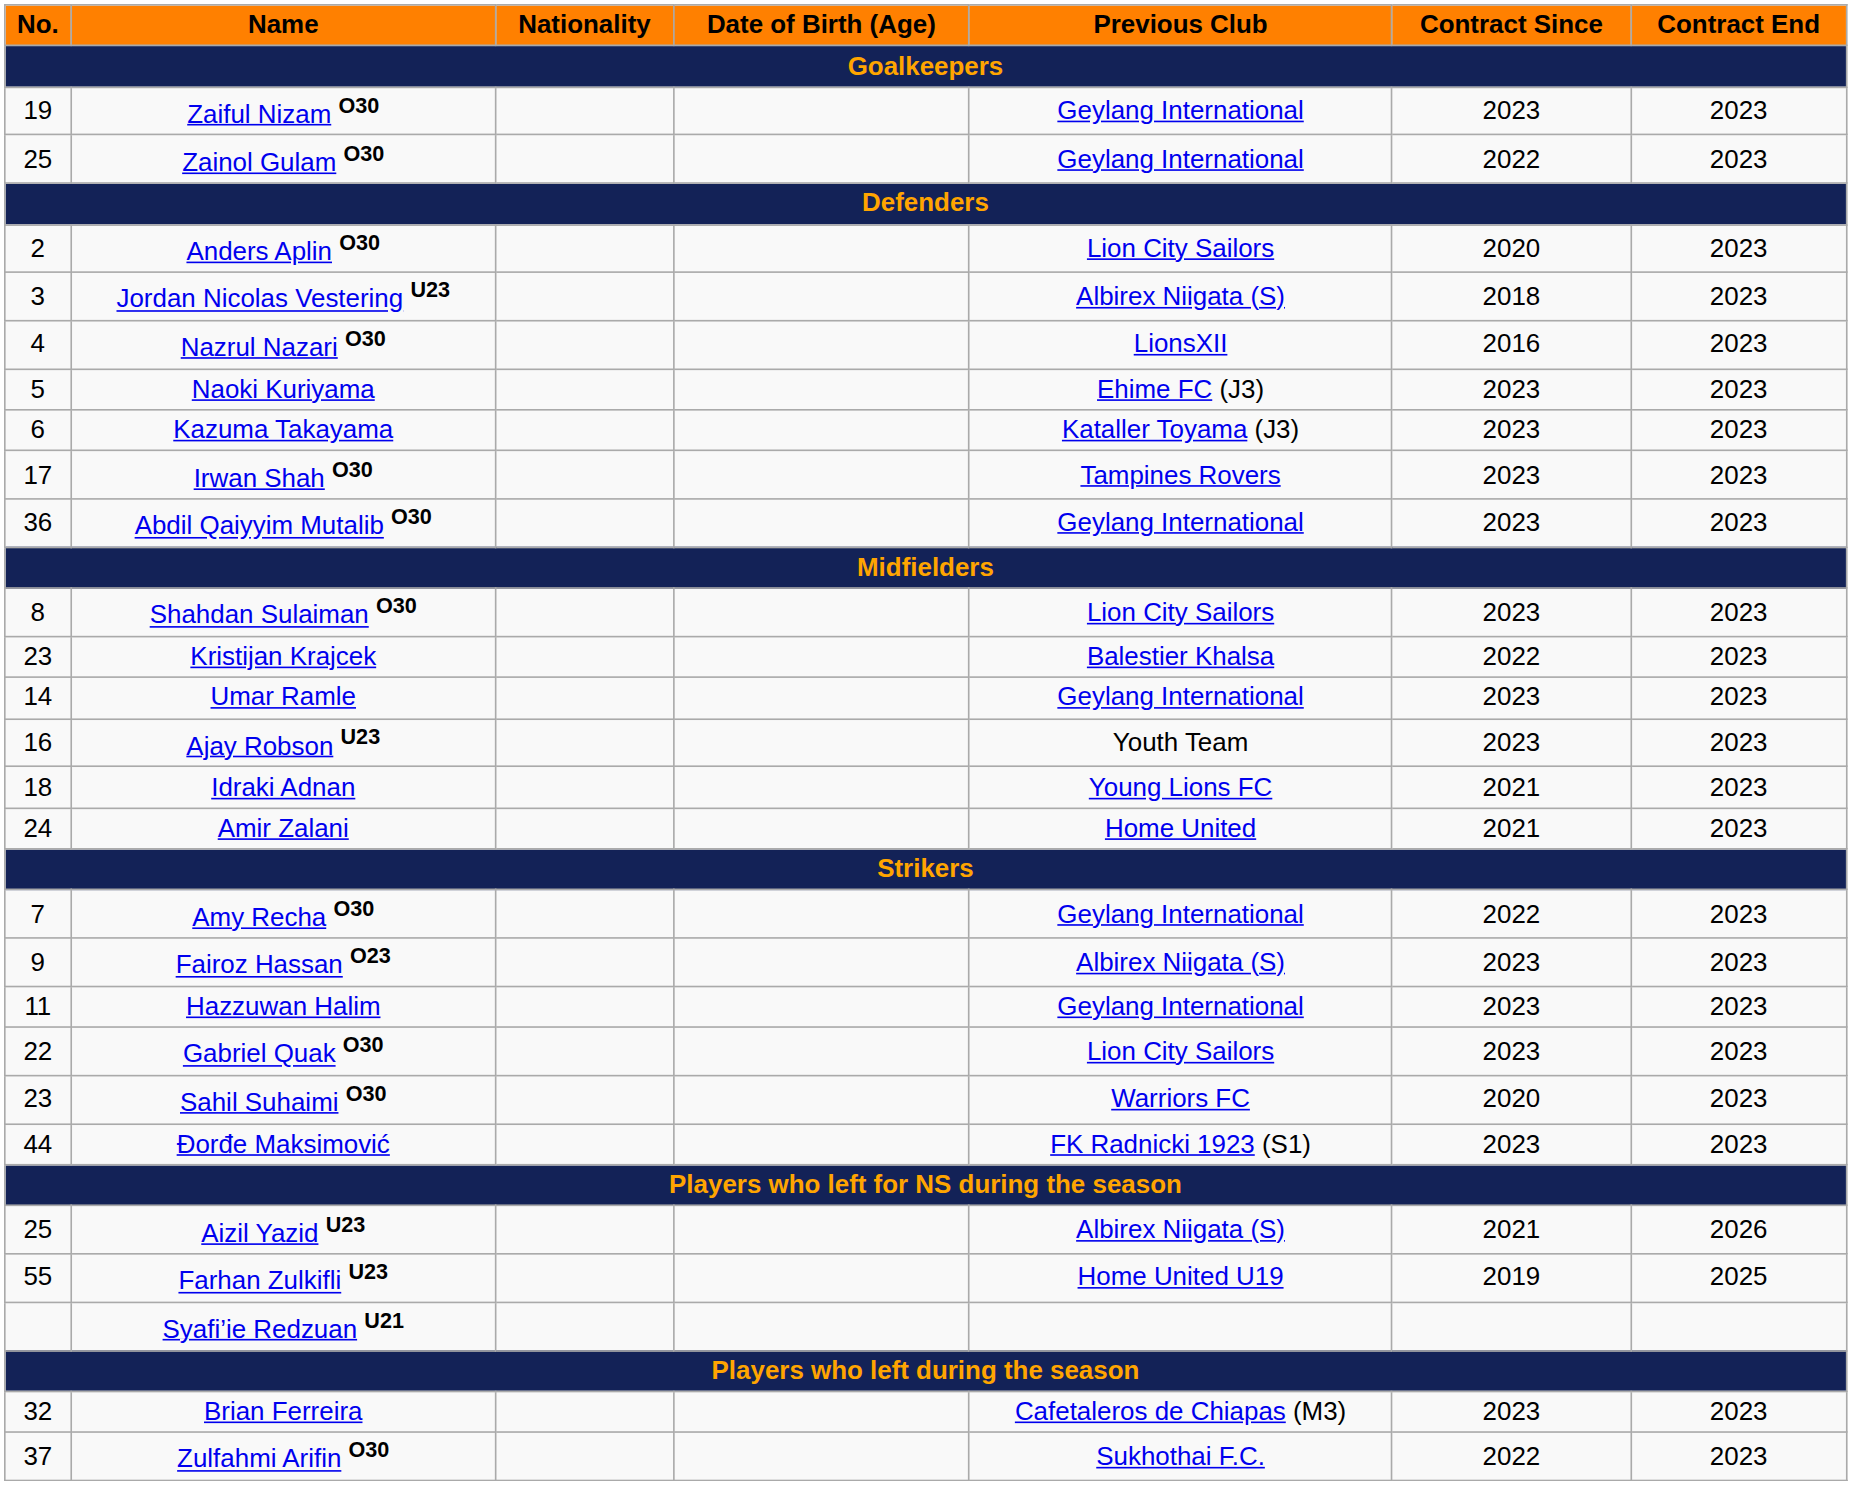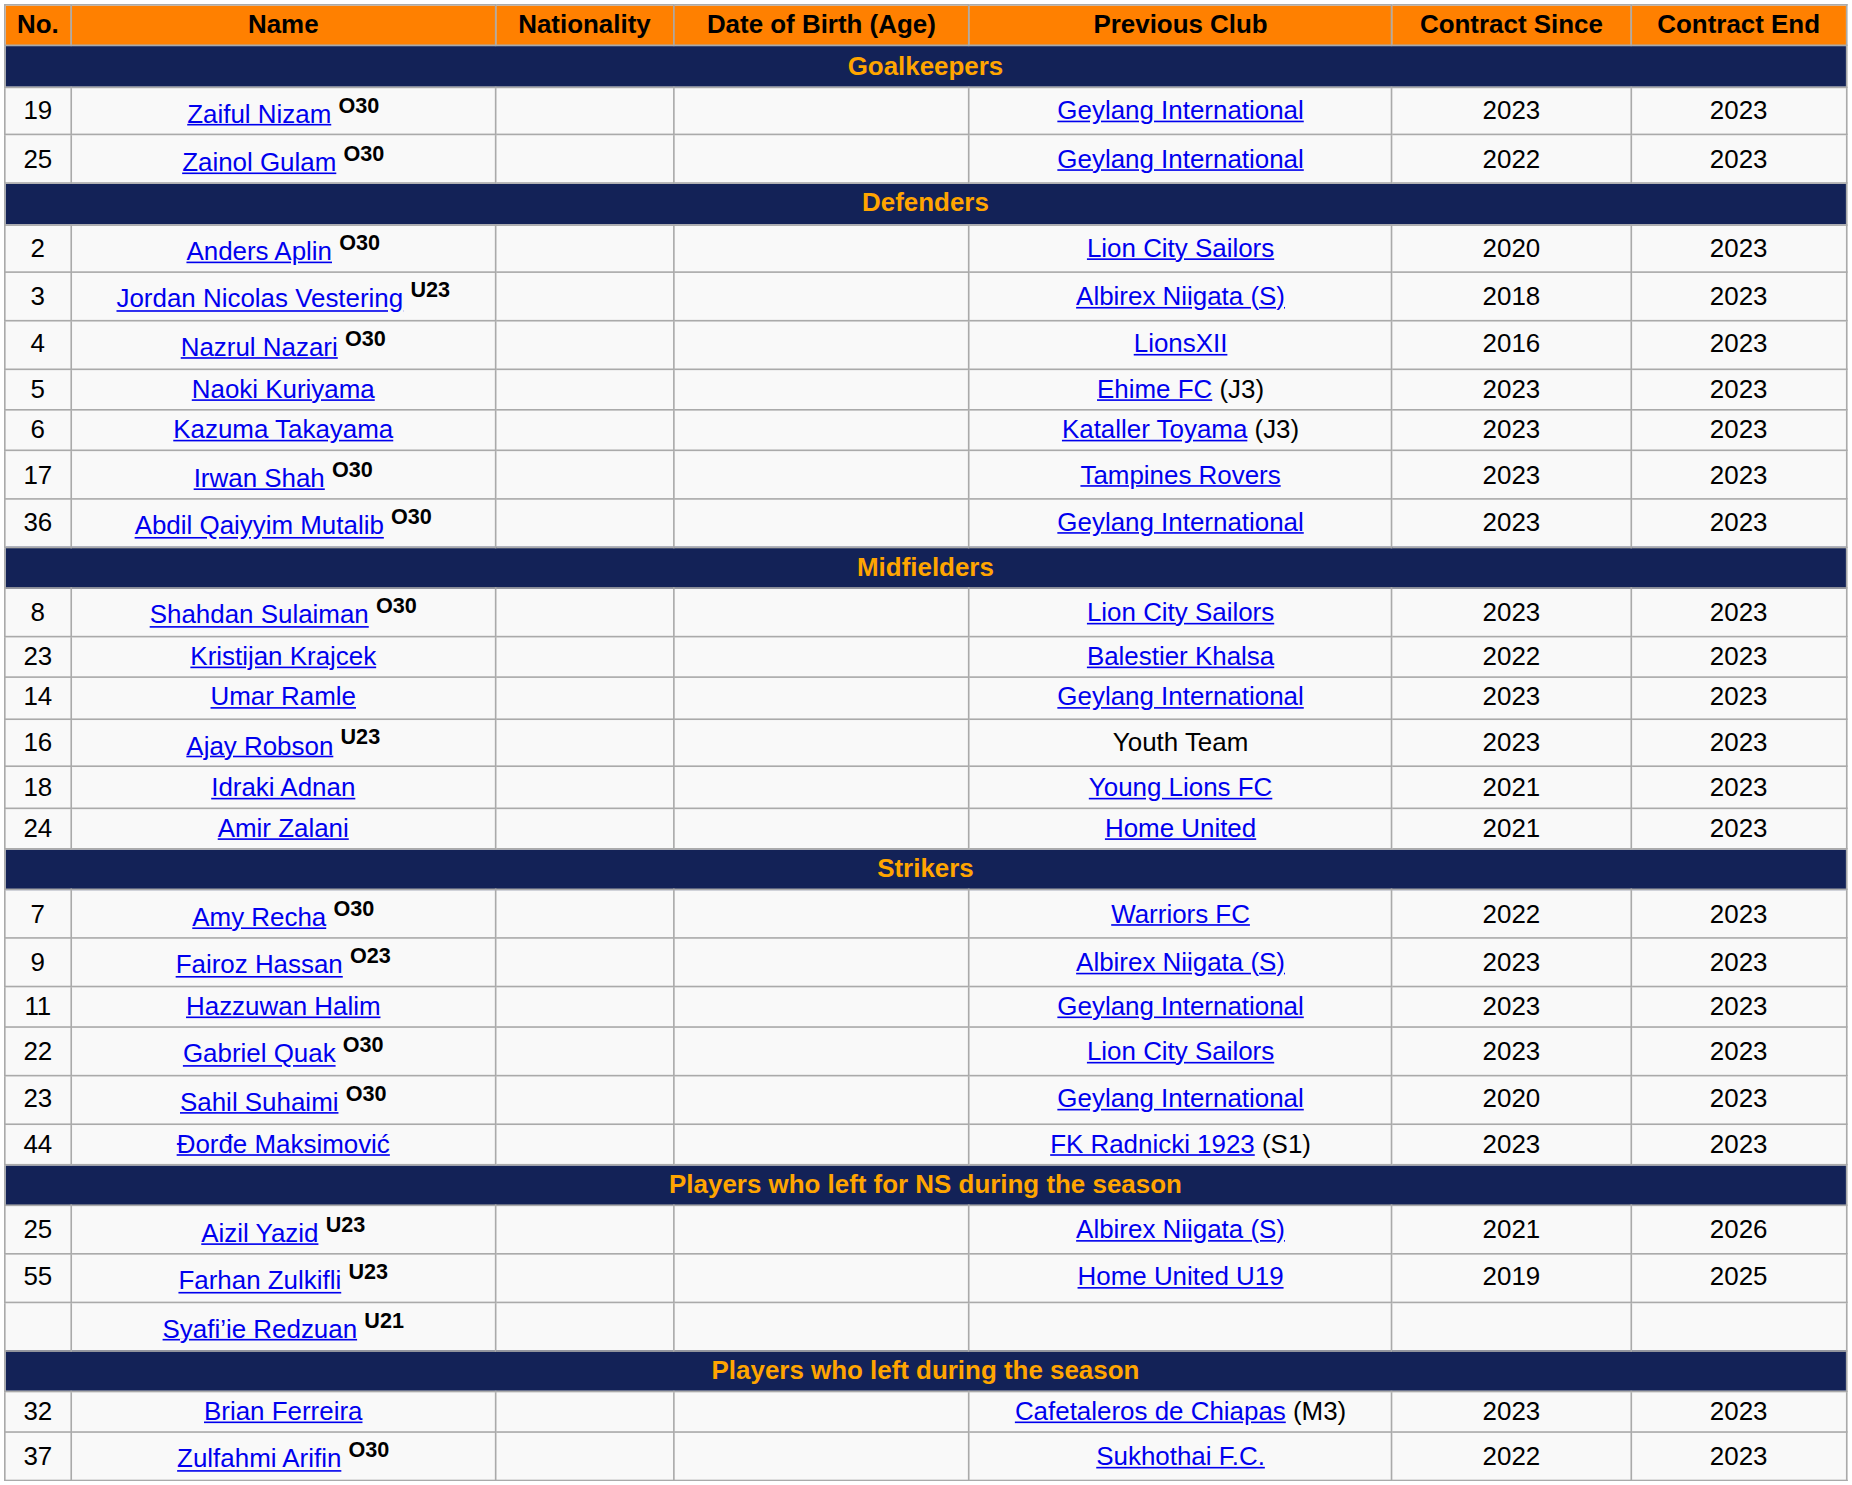(1181, 913) Geylang International -> (1181, 913) Warriors FC
(1181, 1099) Warriors FC -> (1181, 1099) Geylang International
